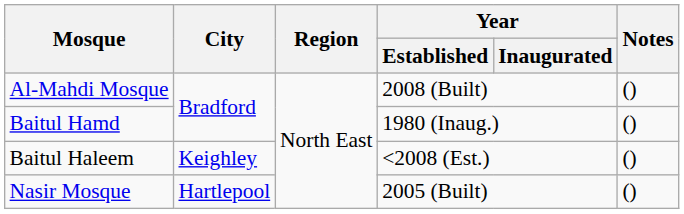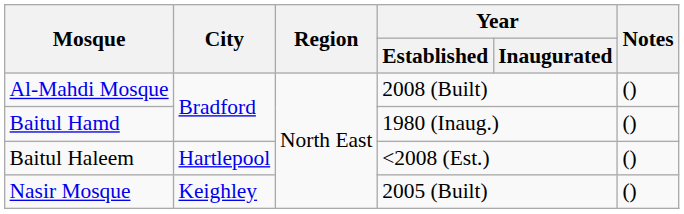(218, 157) Keighley -> (224, 157) Hartlepool
(224, 191) Hartlepool -> (218, 191) Keighley
